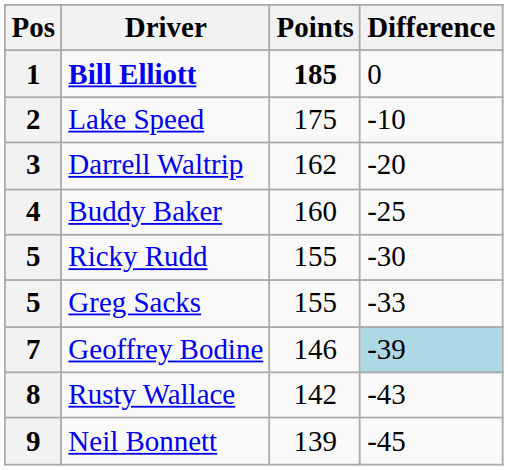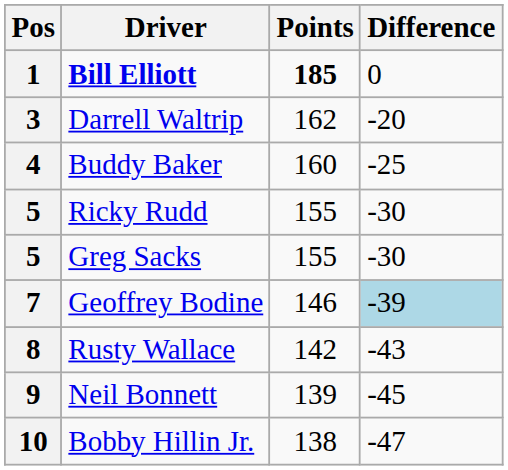- row: (33, 119)
(386, 303) -33 -> (386, 257) -30
+ row: (33, 440)
